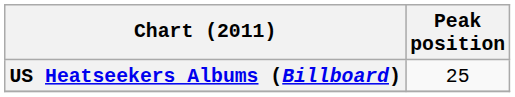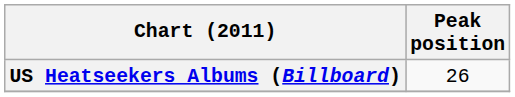(458, 76) 25 -> (458, 76) 26
